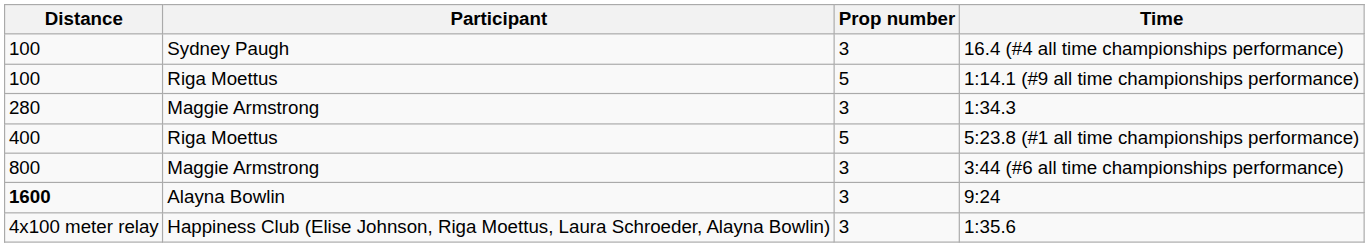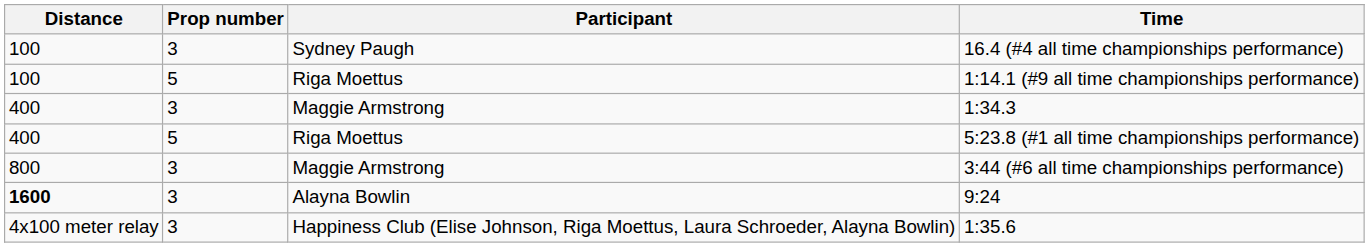columns swapped: (897, 19) <-> (499, 19)
(25, 108) 280 -> (25, 108) 400
